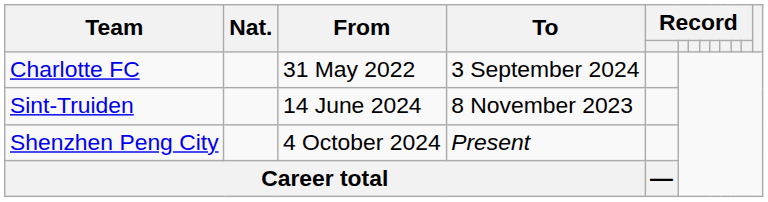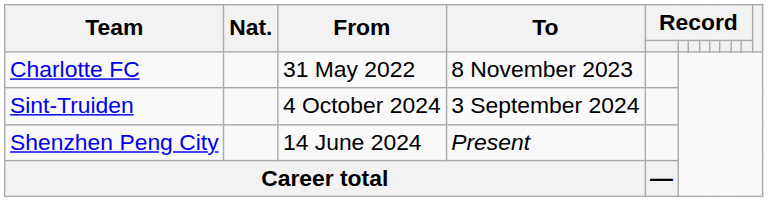(545, 69) 3 September 2024 -> (542, 69) 8 November 2023
(352, 105) 14 June 2024 -> (362, 105) 4 October 2024
(542, 105) 8 November 2023 -> (545, 105) 3 September 2024
(362, 142) 4 October 2024 -> (352, 142) 14 June 2024
